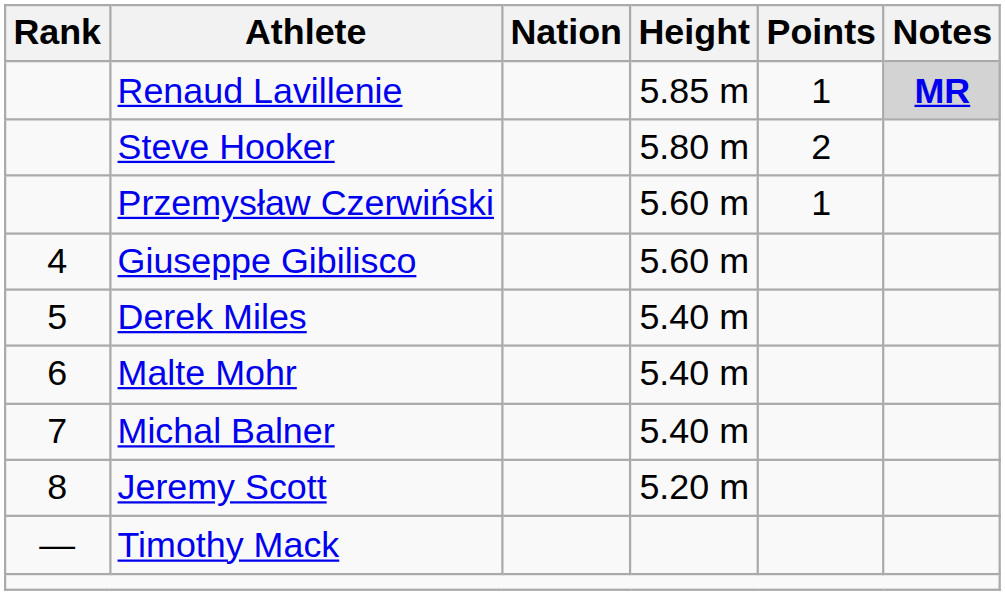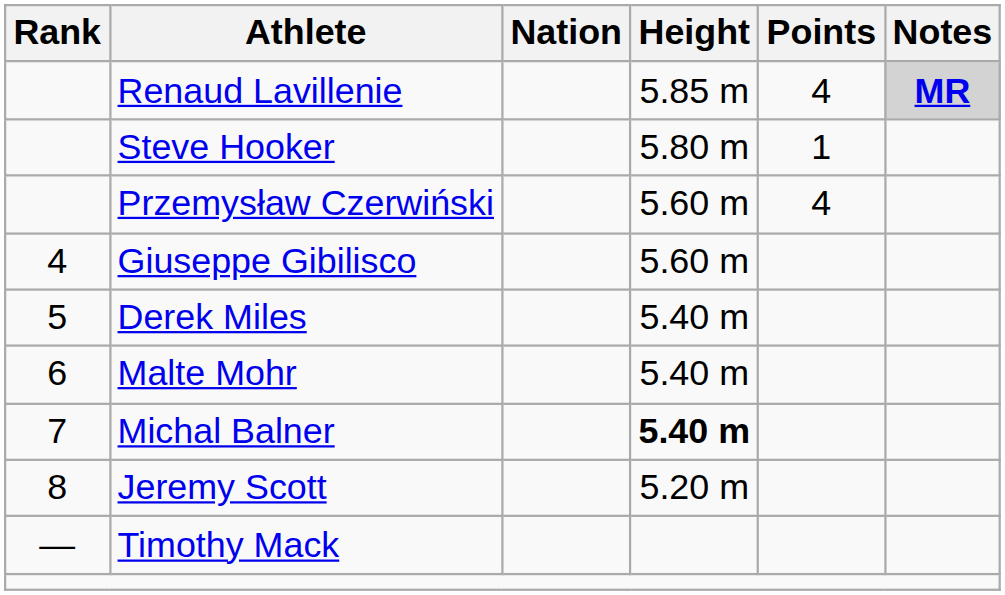(821, 89) 1 -> (821, 89) 4
(821, 146) 2 -> (821, 146) 1
(821, 203) 1 -> (821, 203) 4
(694, 430) normal -> (694, 430) bold
